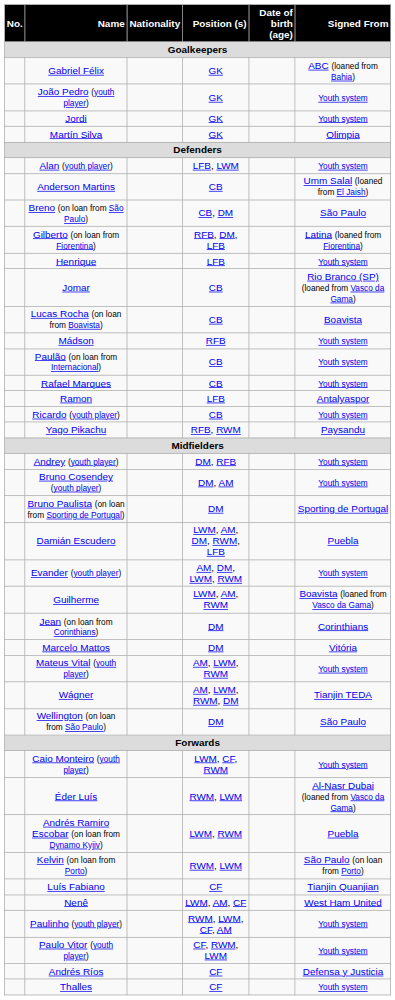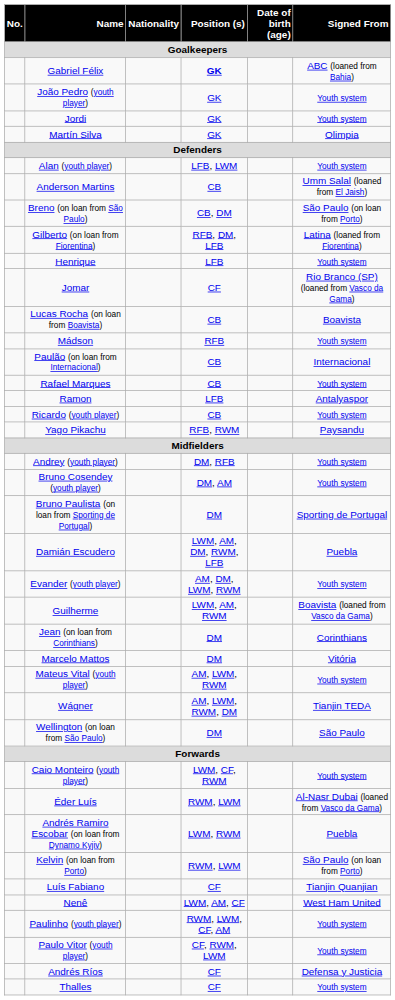(216, 70) normal -> (214, 70) bold
(343, 213) São Paulo -> (342, 212) São Paulo (on loan from Porto)
(216, 287) CB -> (214, 287) CF
(343, 362) Youth system -> (342, 361) Internacional
